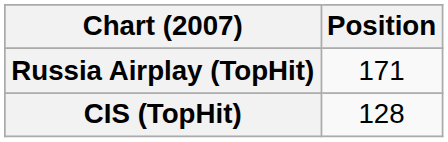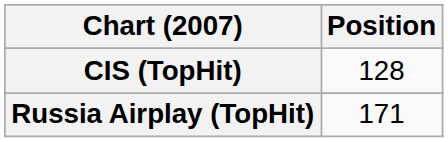rows swapped: (163, 114) <-> (163, 70)
